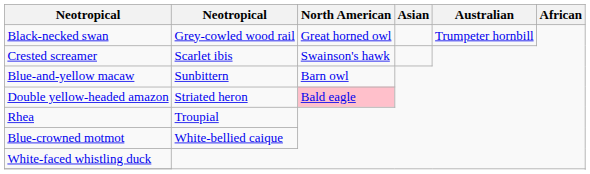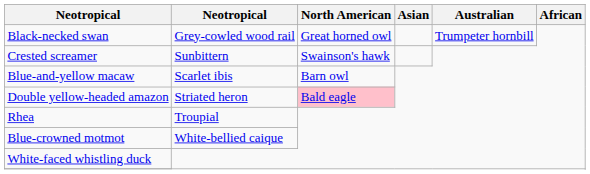(204, 55) Scarlet ibis -> (202, 55) Sunbittern
(202, 76) Sunbittern -> (204, 76) Scarlet ibis
